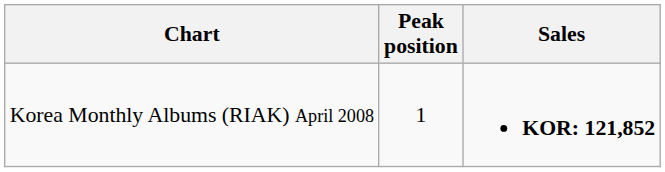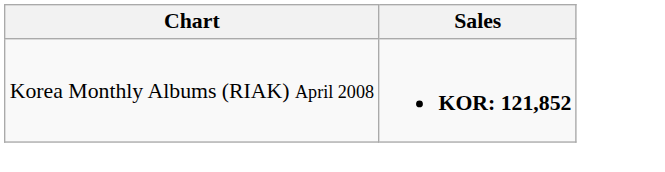- column: (421, 33)
